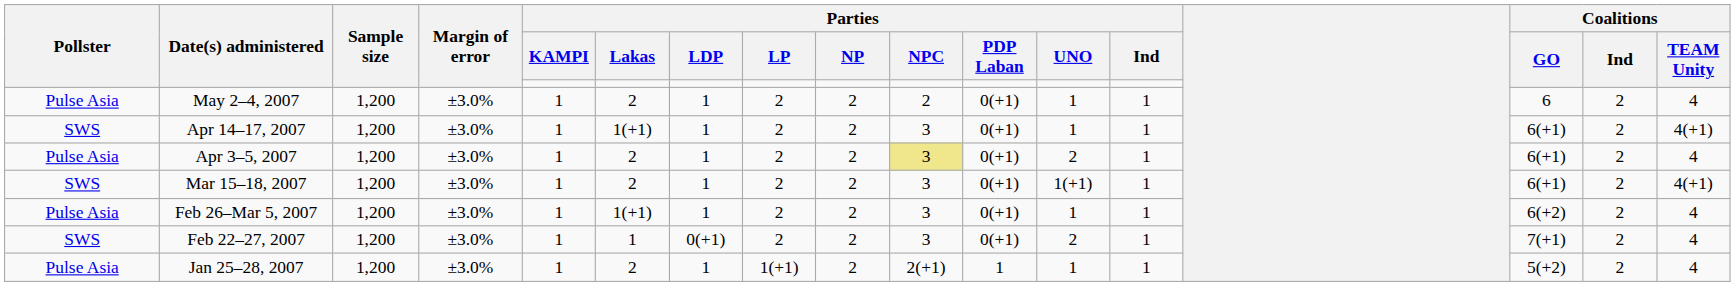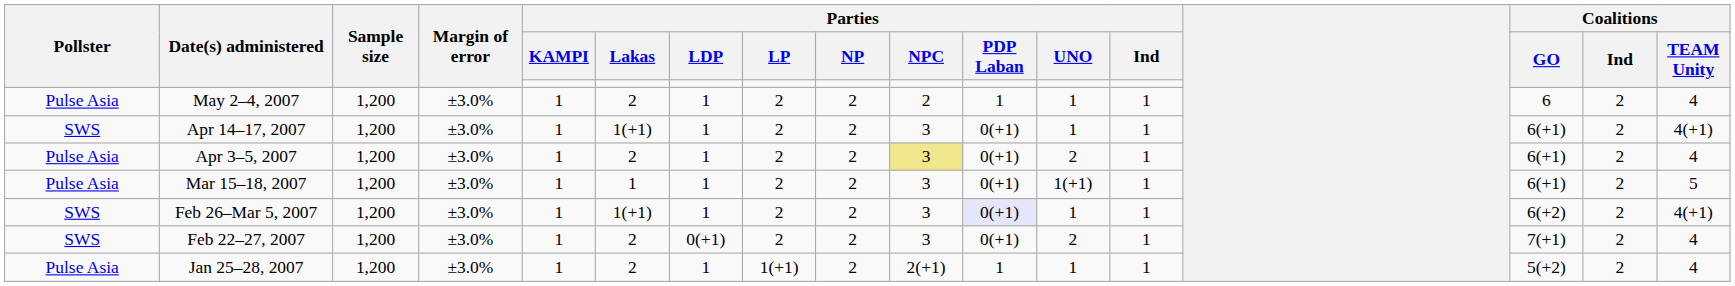(1000, 101) 0(+1) -> (1000, 101) 1
(82, 184) SWS -> (82, 184) Pulse Asia
(632, 184) 2 -> (632, 184) 1
(1693, 184) 4(+1) -> (1693, 184) 5
(82, 211) Pulse Asia -> (82, 211) SWS
(1000, 211) no background -> (1000, 211) lavender background
(1693, 211) 4 -> (1693, 211) 4(+1)
(632, 239) 1 -> (632, 239) 2
